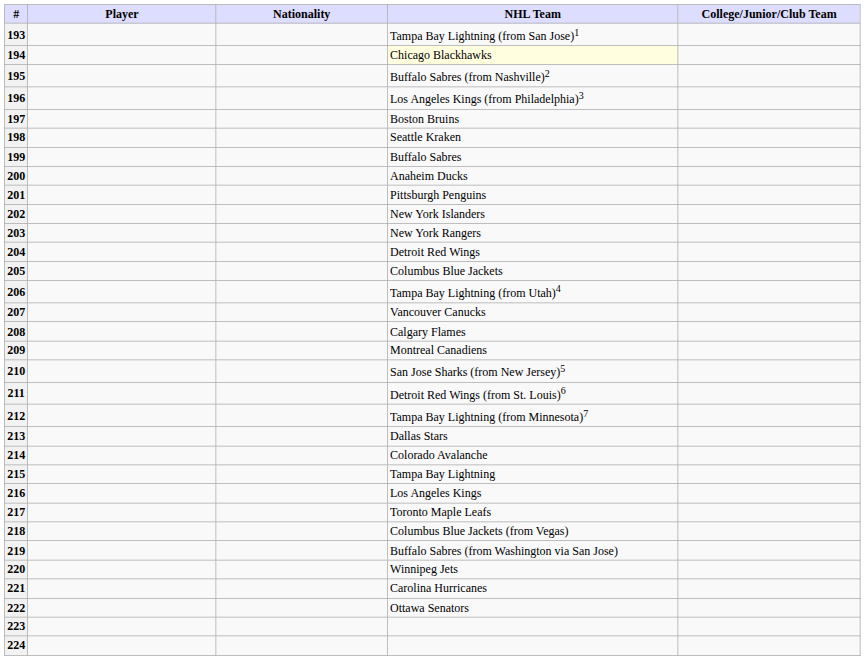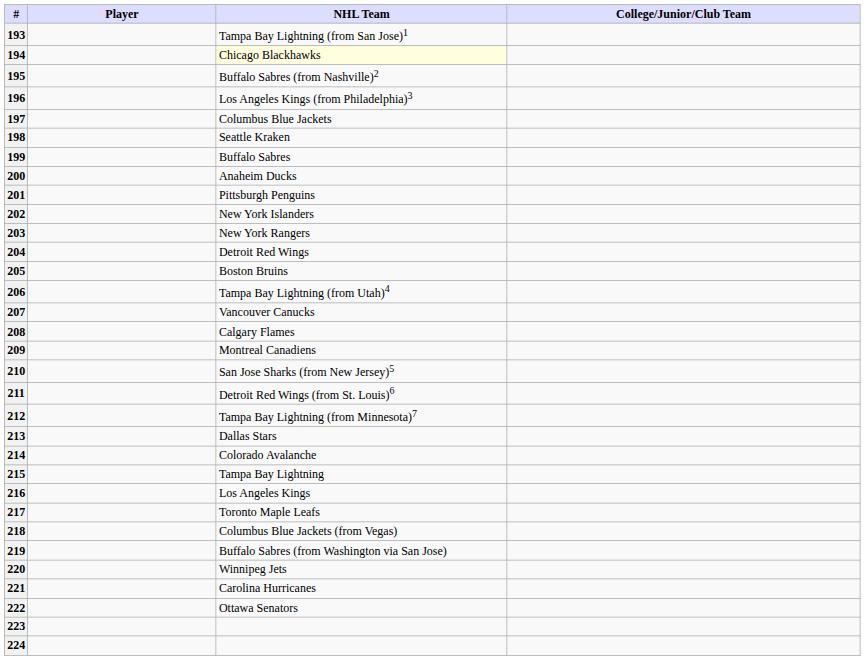- column: (302, 14)
(425, 118) Boston Bruins -> (275, 118) Columbus Blue Jackets
(446, 271) Columbus Blue Jackets -> (253, 271) Boston Bruins
